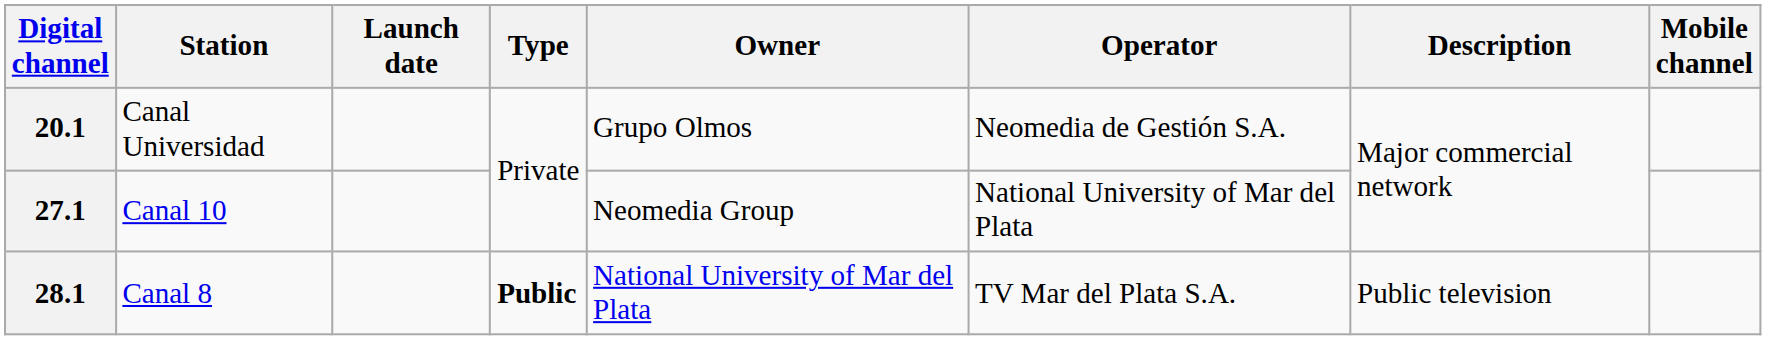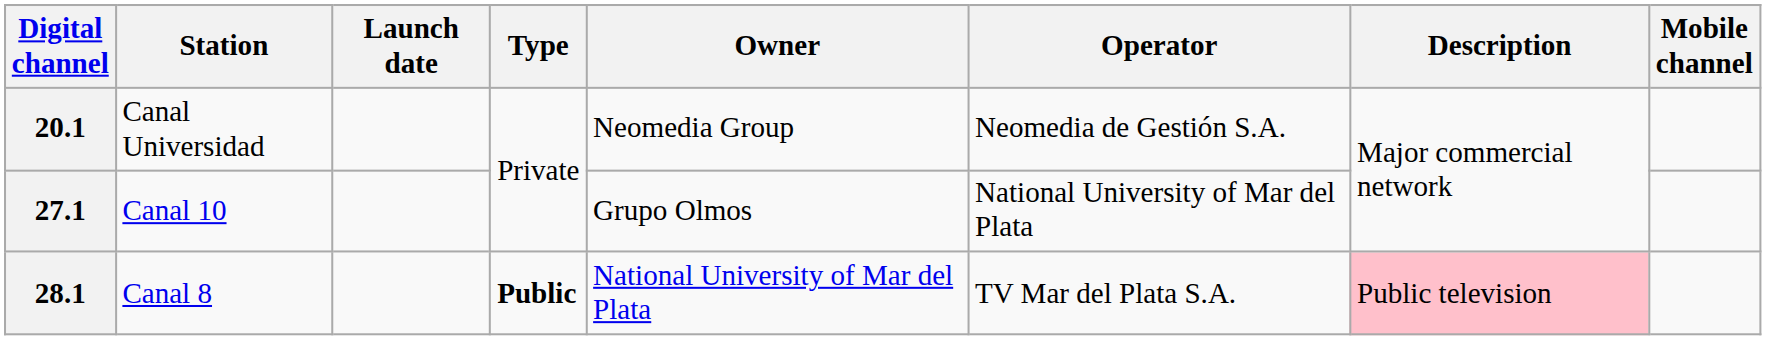(673, 128) Grupo Olmos -> (694, 128) Neomedia Group
(694, 210) Neomedia Group -> (673, 210) Grupo Olmos
(1454, 292) no background -> (1454, 292) pink background
